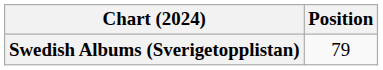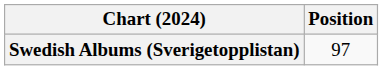(341, 49) 79 -> (341, 49) 97
